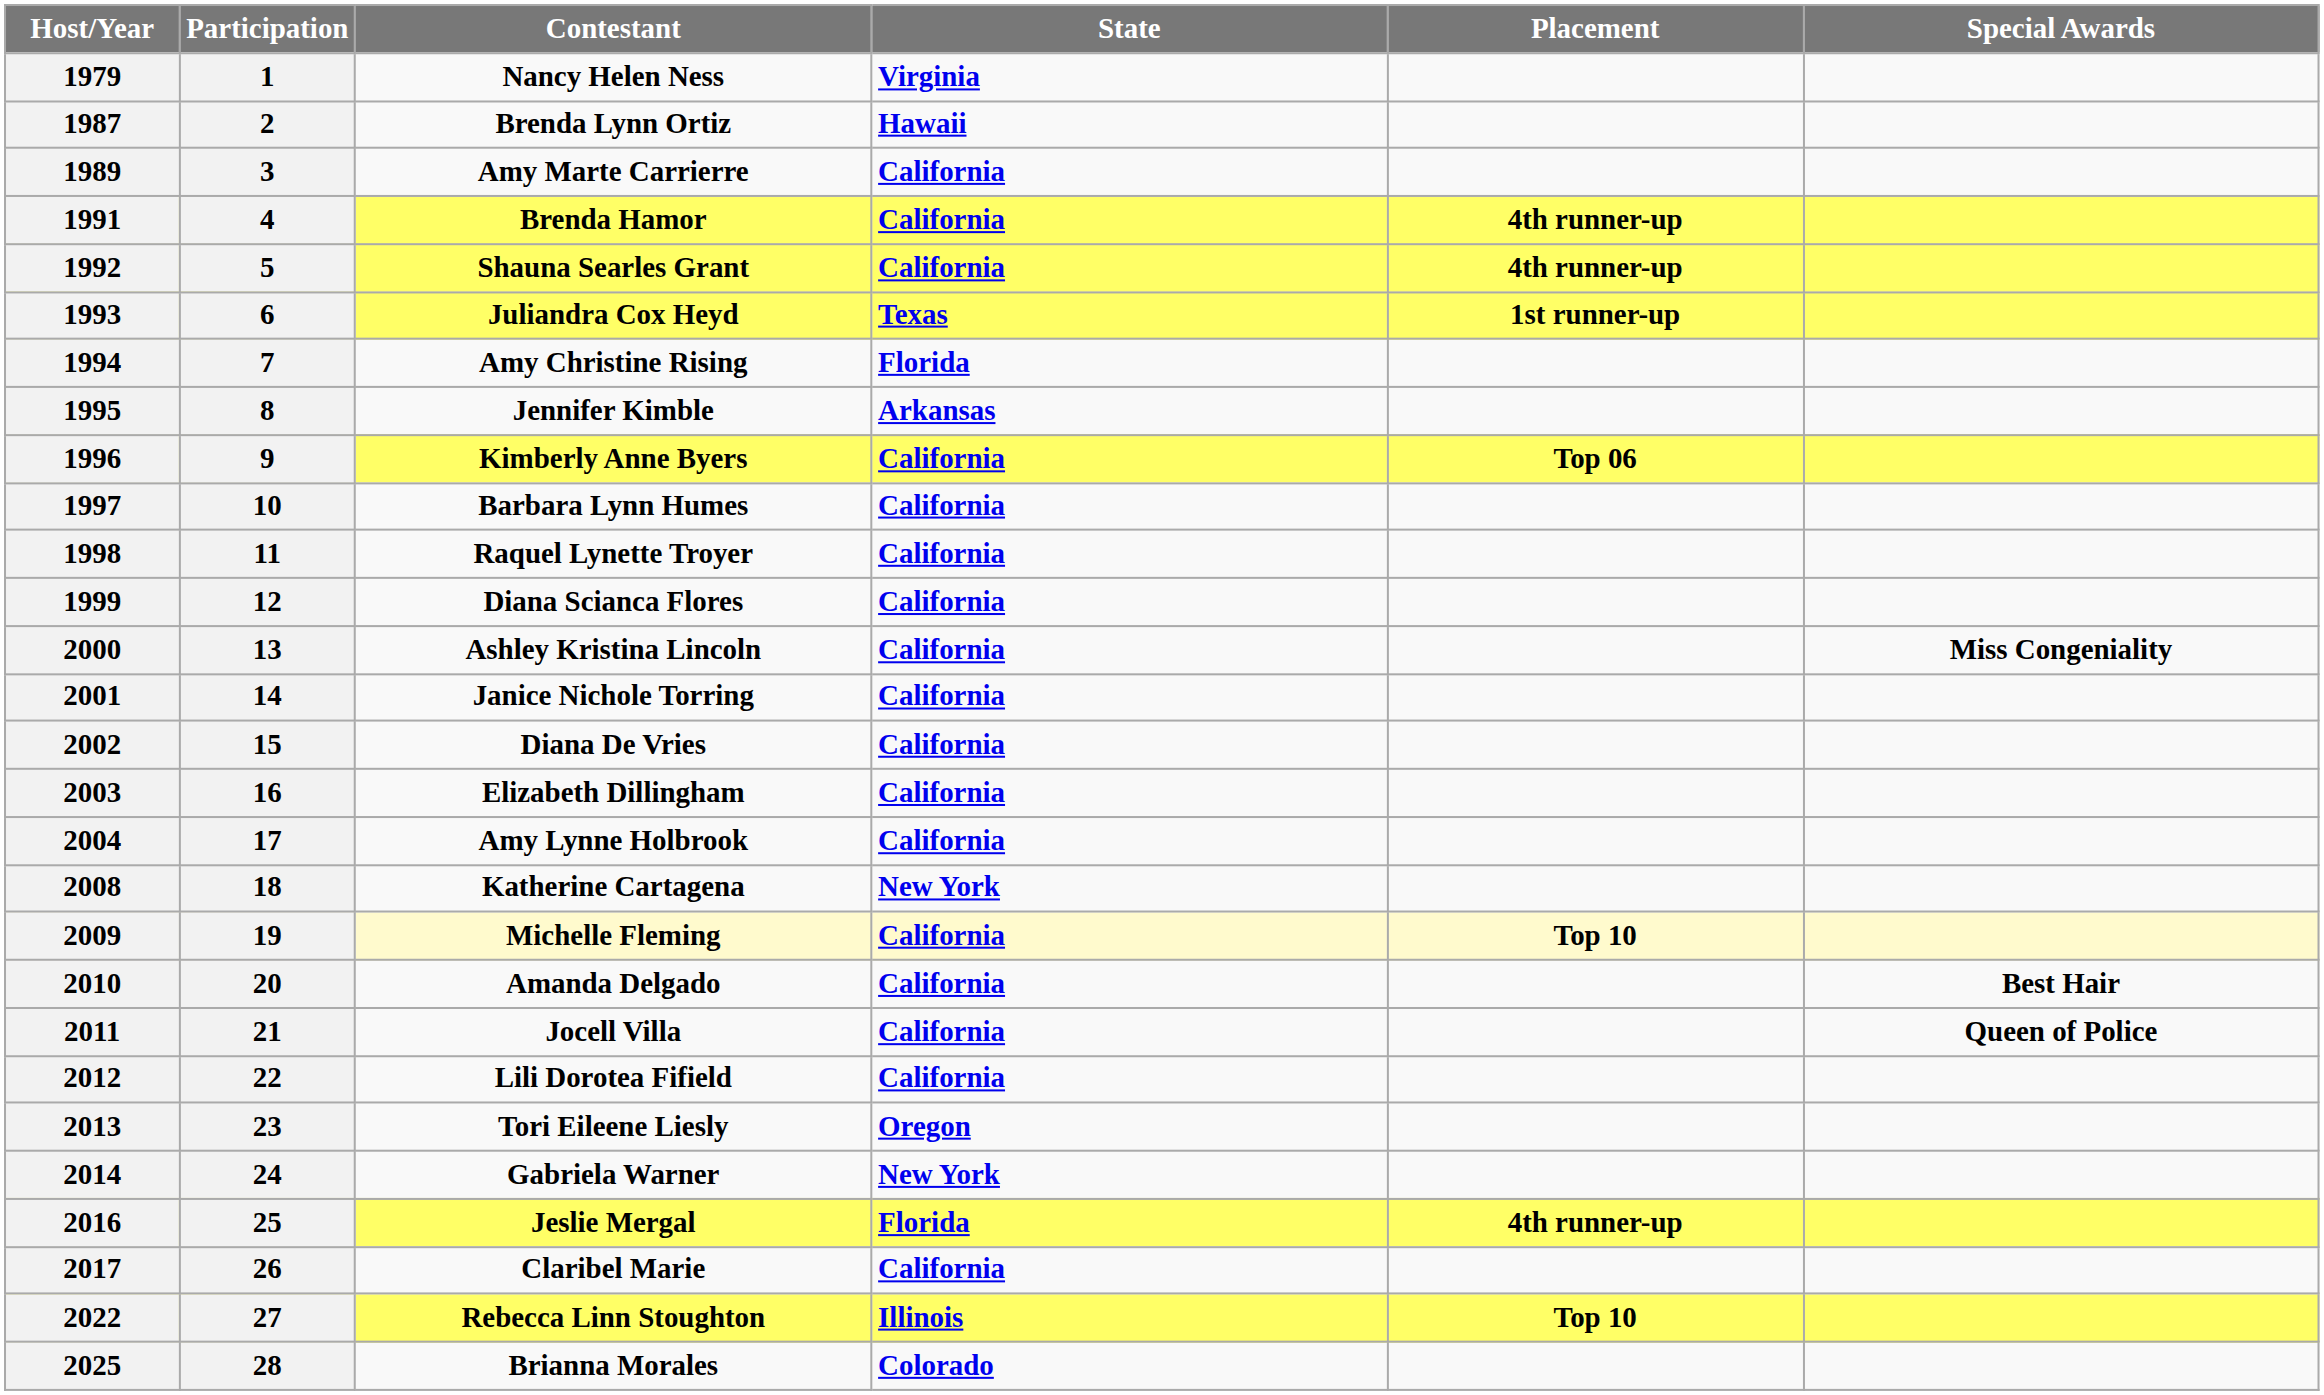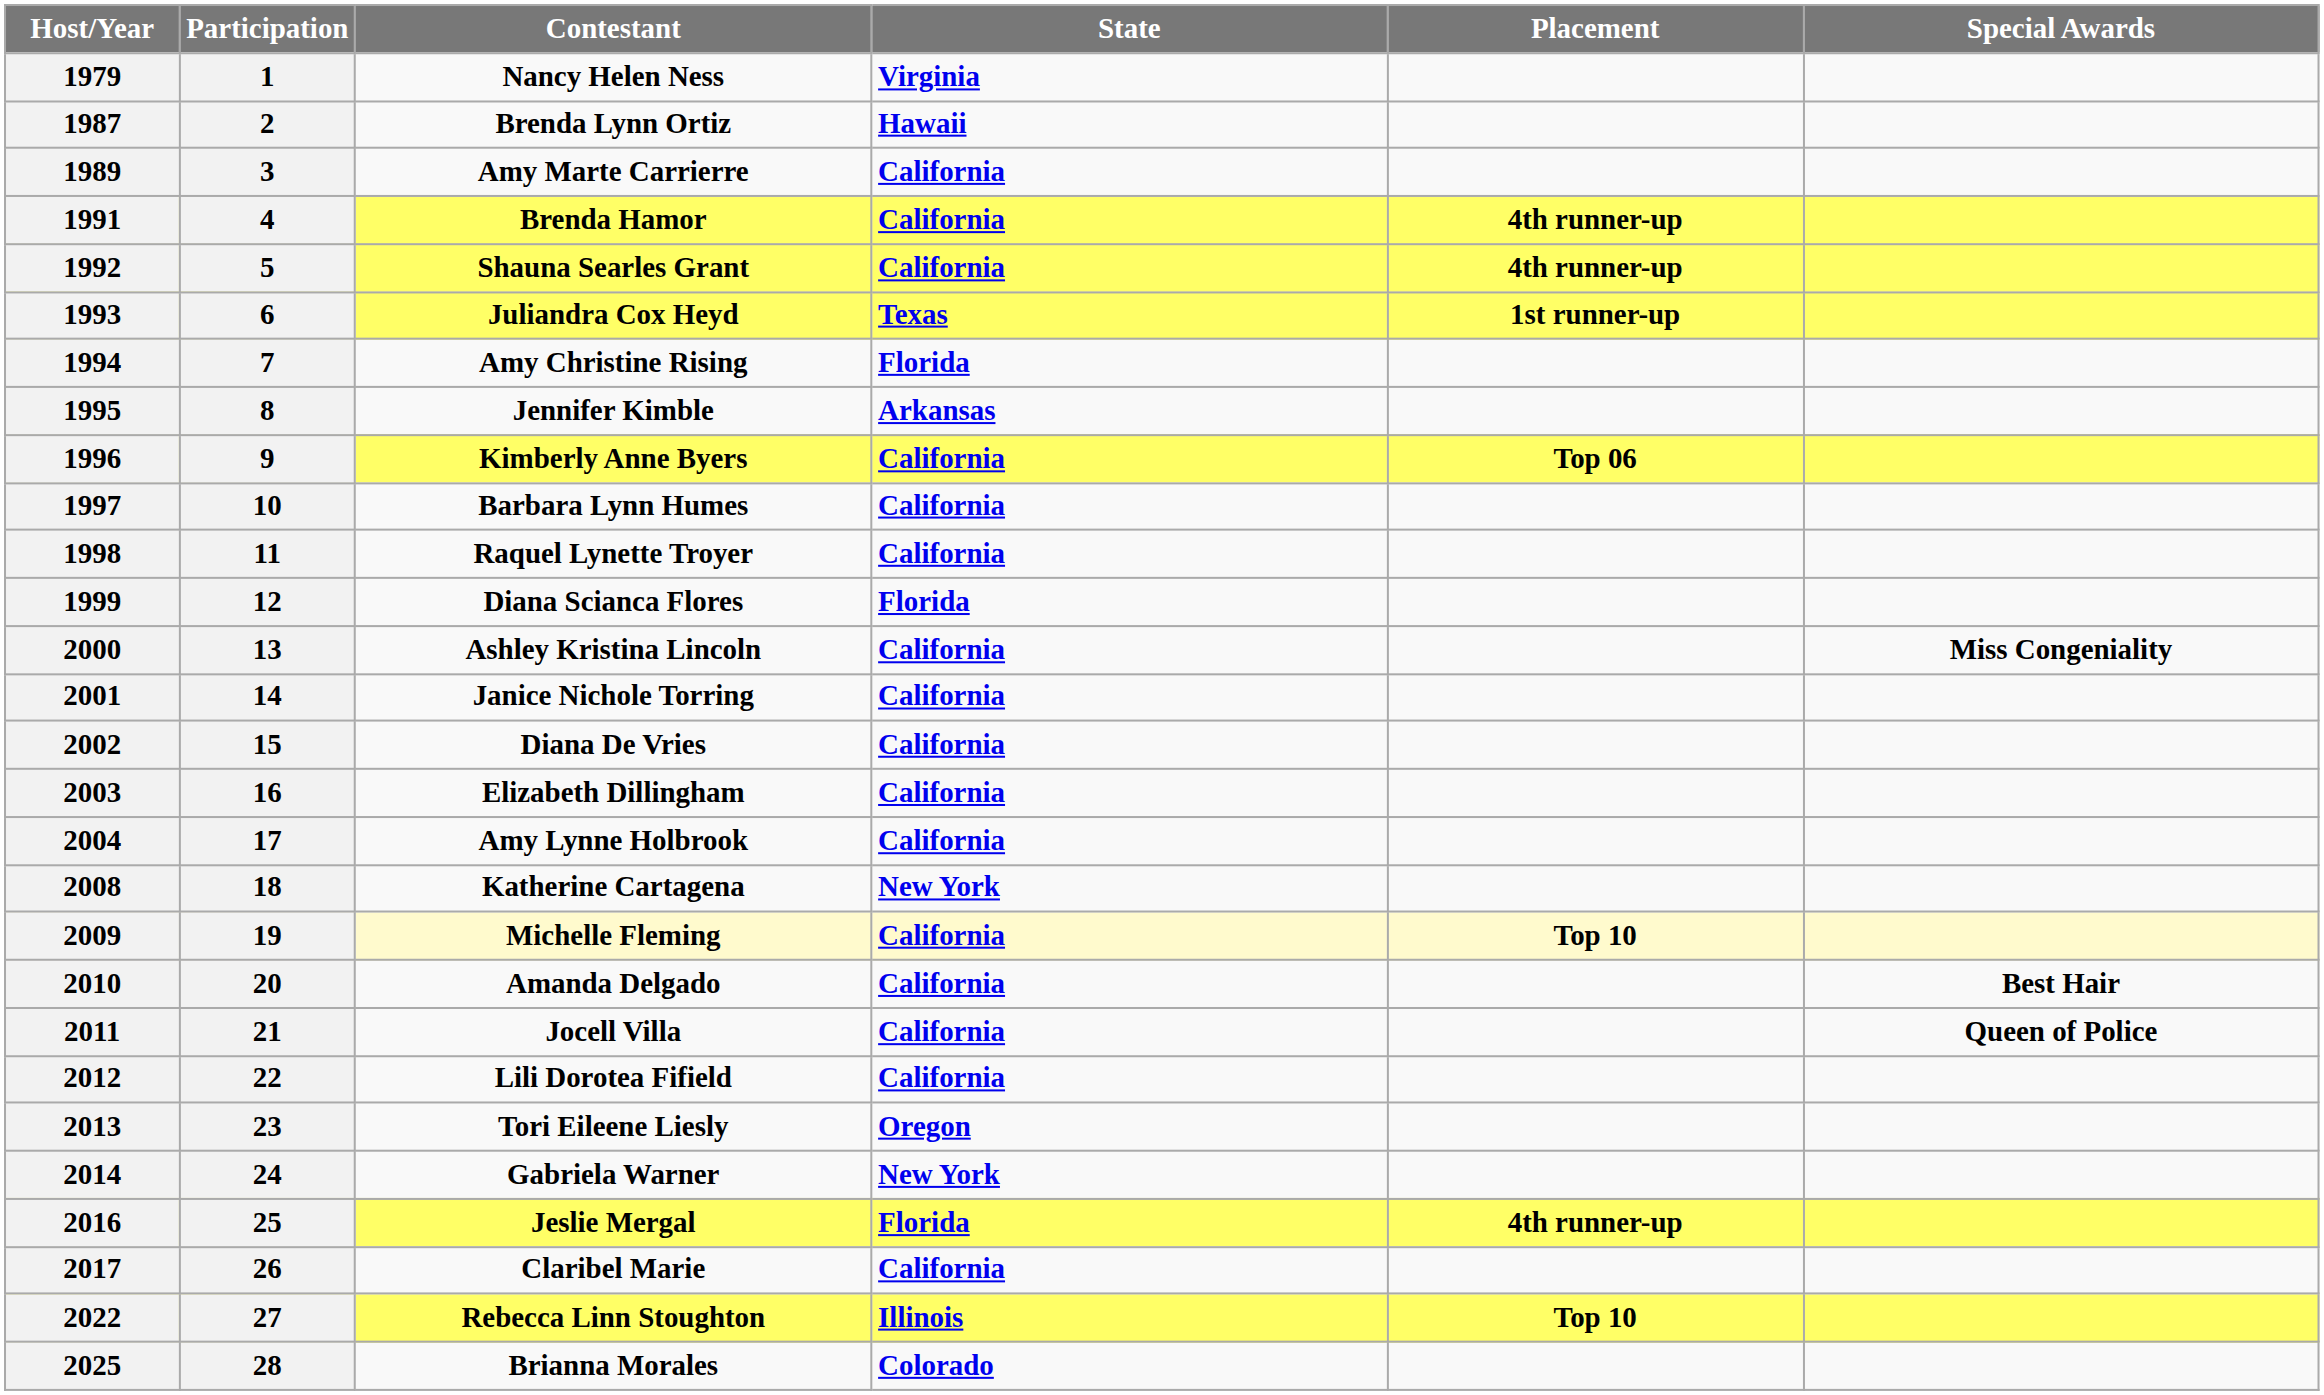(942, 601) California -> (924, 601) Florida
